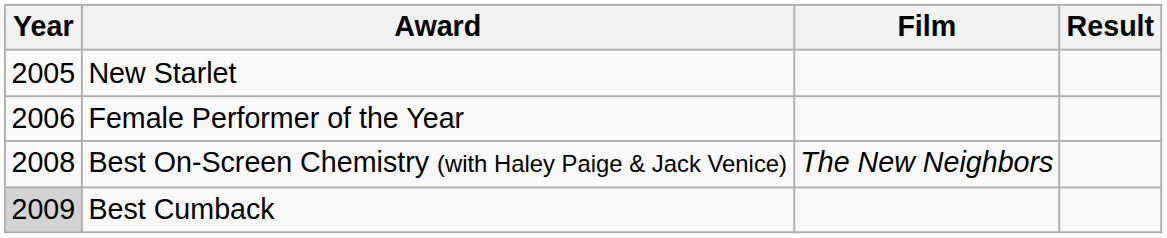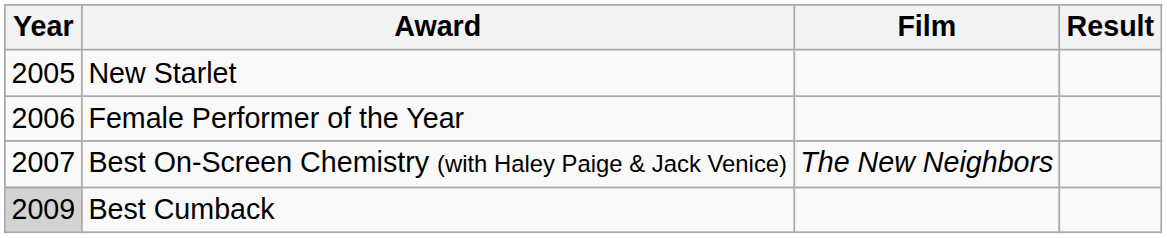(43, 163) 2008 -> (43, 163) 2007
